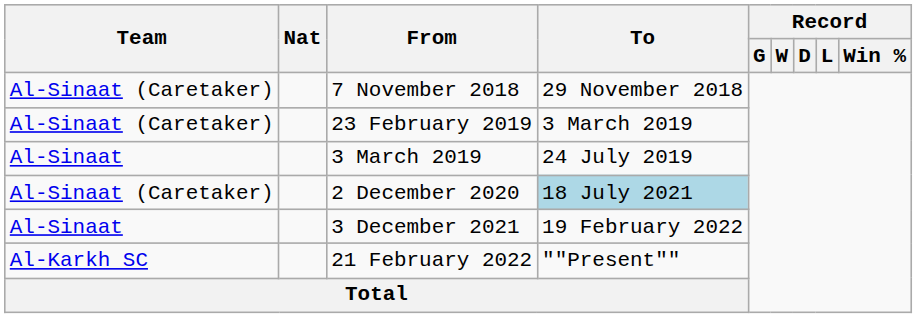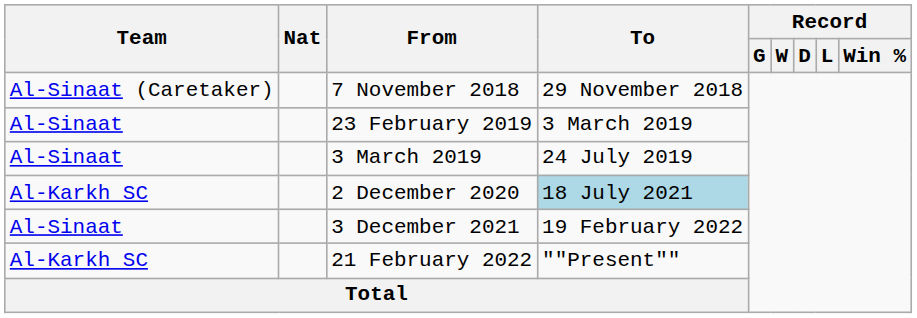(142, 124) Al-Sinaat (Caretaker) -> (66, 124) Al-Sinaat
(142, 192) Al-Sinaat (Caretaker) -> (79, 192) Al-Karkh SC
